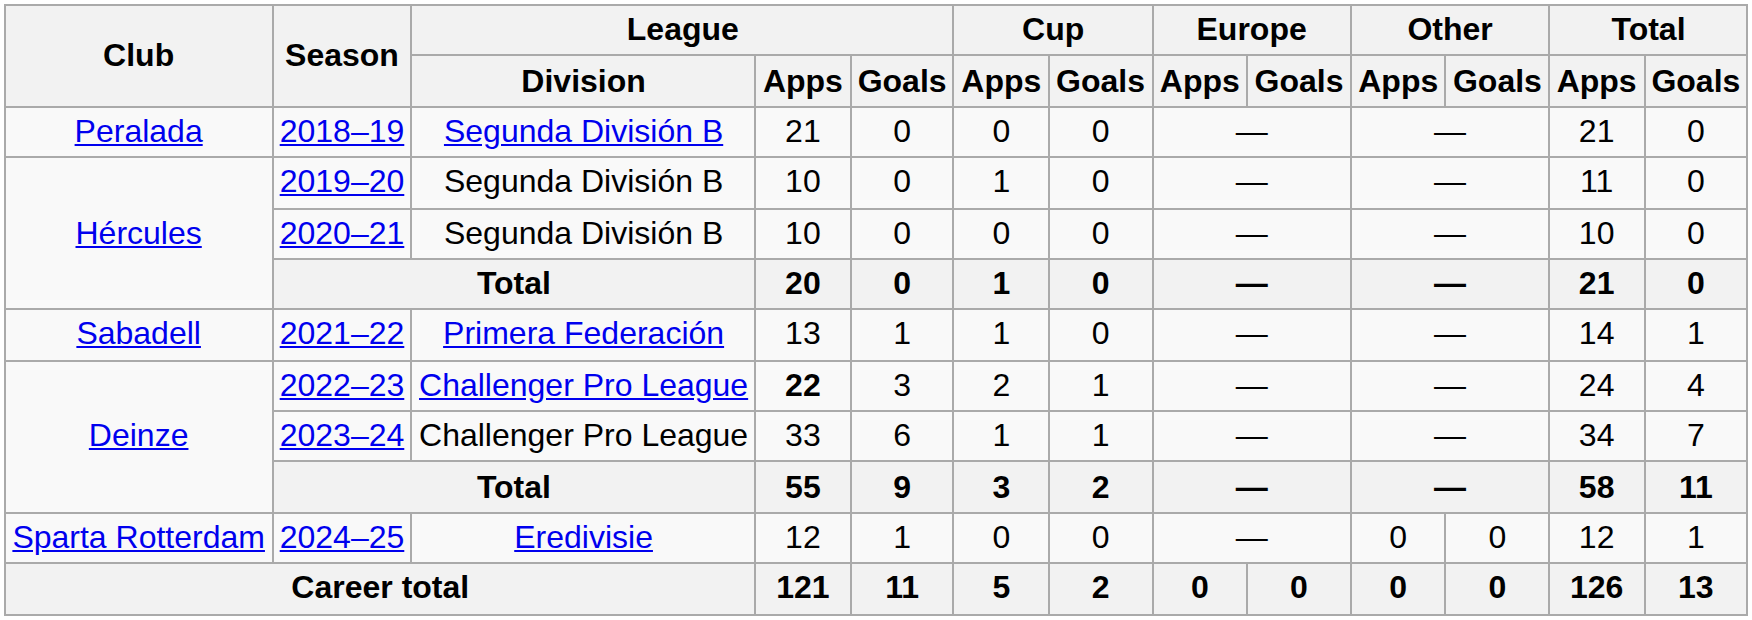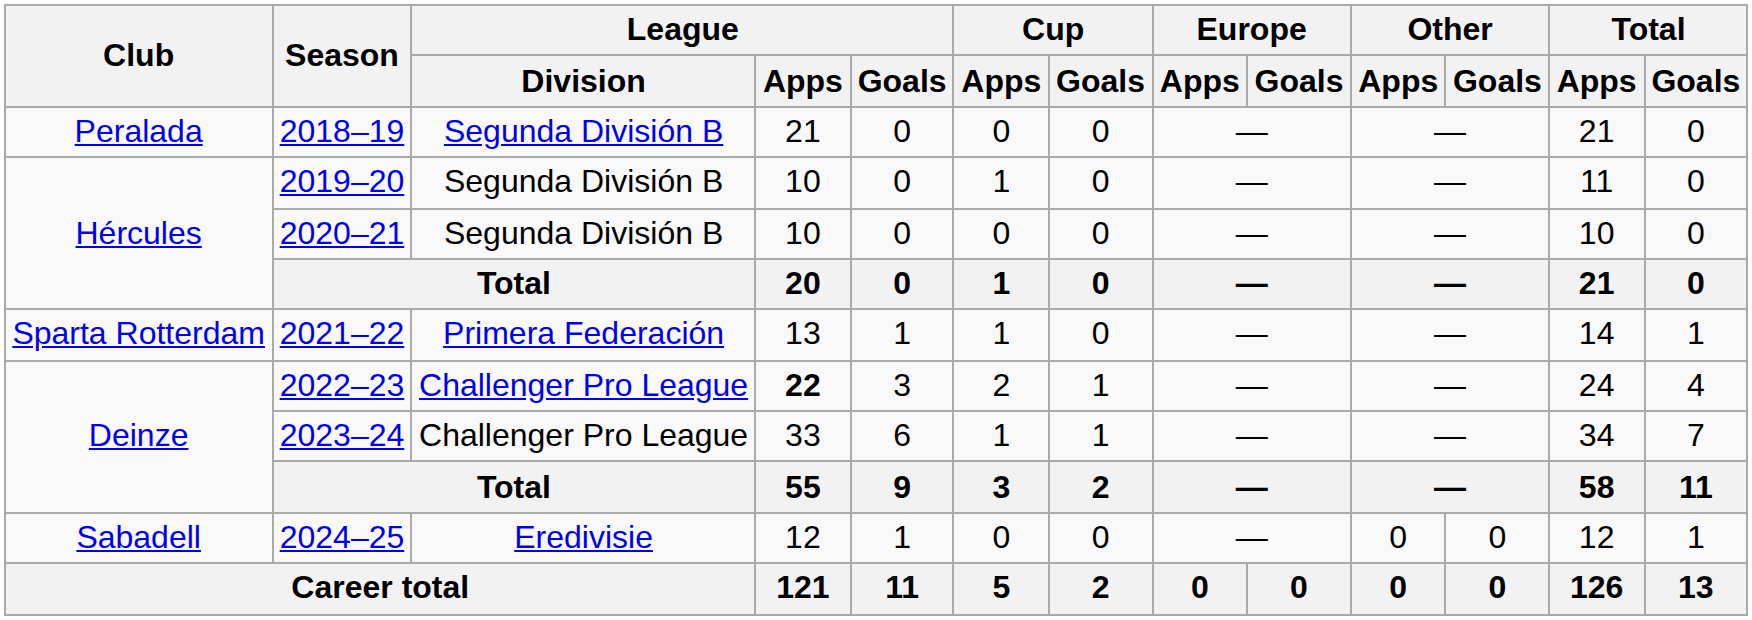(139, 334) Sabadell -> (139, 334) Sparta Rotterdam
(139, 537) Sparta Rotterdam -> (139, 537) Sabadell
